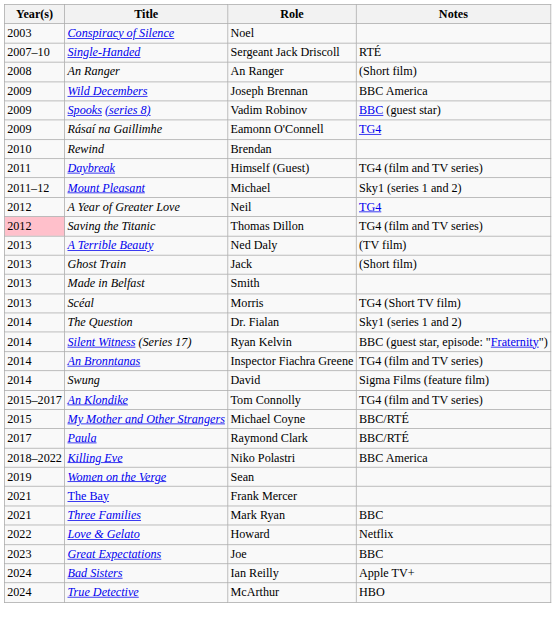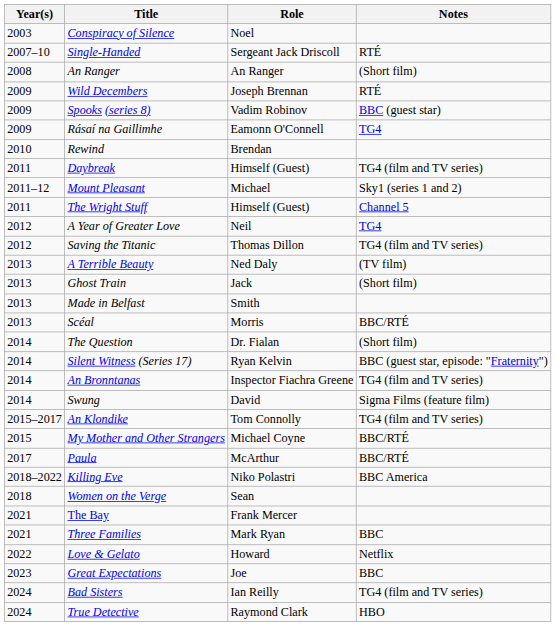(393, 91) BBC America -> (370, 91) RTÉ
+ row: (107, 206)
(19, 226) pink background -> (19, 245) no background
(410, 303) TG4 (Short TV film) -> (384, 322) BBC/RTÉ
(410, 322) Sky1 (series 1 and 2) -> (388, 341) (Short film)
(269, 438) Raymond Clark -> (255, 457) McArthur
(19, 476) 2019 -> (19, 496) 2018
(387, 573) Apple TV+ -> (421, 592) TG4 (film and TV series)
(255, 592) McArthur -> (269, 611) Raymond Clark
